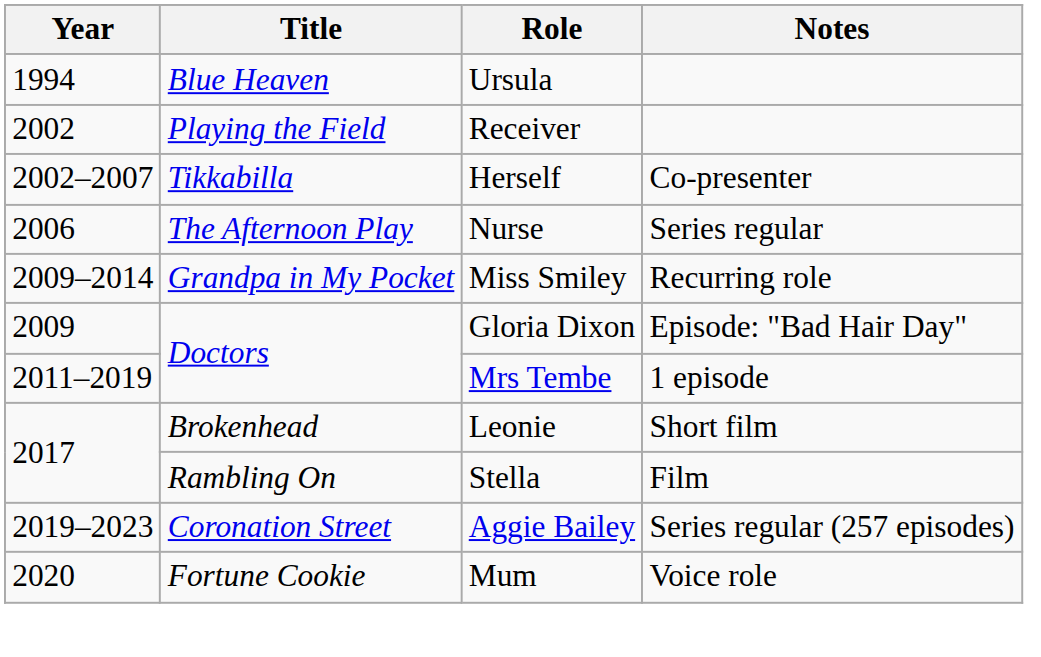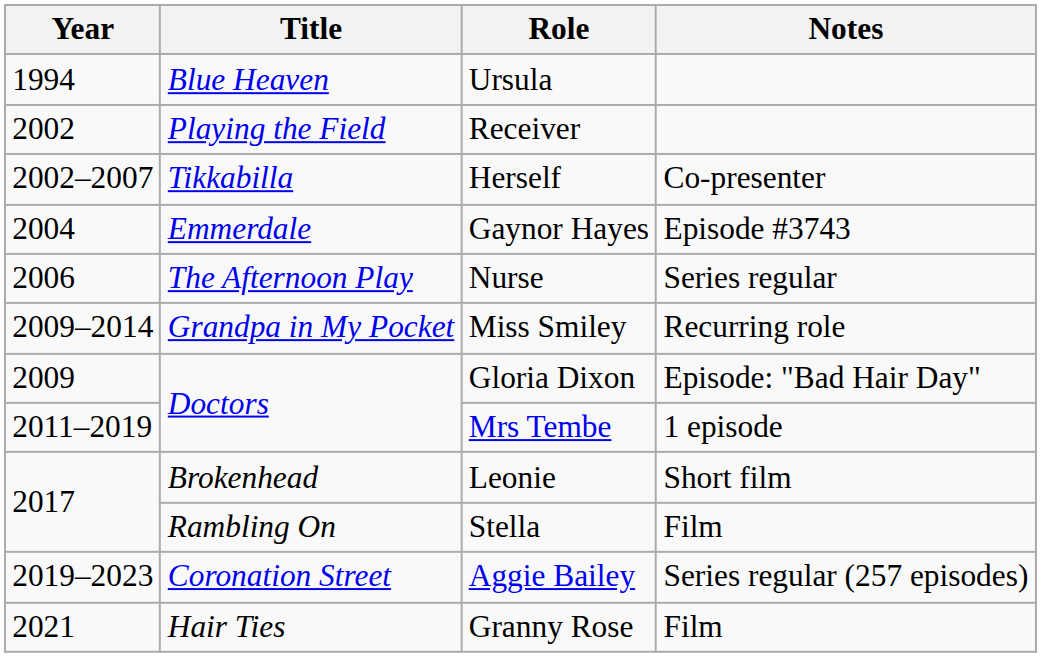+ row: (559, 228)
- row: (503, 576)
+ row: (551, 626)
